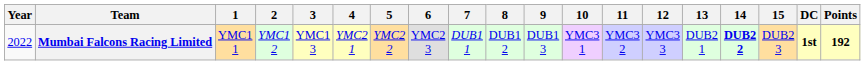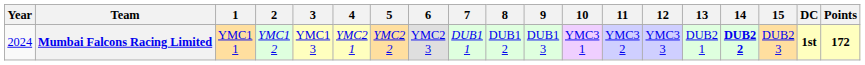(20, 42) 2022 -> (20, 42) 2024
(840, 42) 192 -> (840, 42) 172
